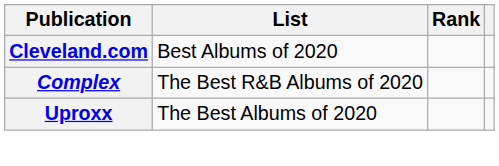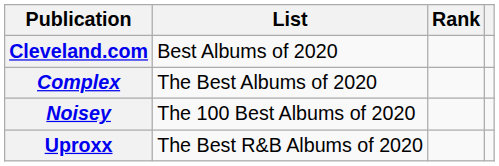(290, 82) The Best R&B Albums of 2020 -> (267, 82) The Best Albums of 2020
+ row: (79, 113)
(267, 113) The Best Albums of 2020 -> (290, 144) The Best R&B Albums of 2020
